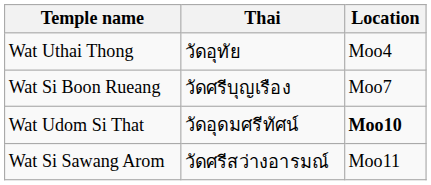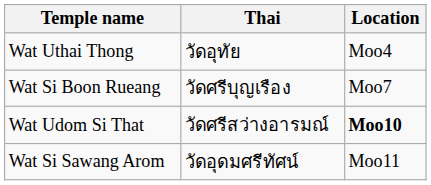(242, 125) วัดอุดมศรีทัศน์ -> (257, 125) วัดศรีสว่างอารมณ์
(257, 161) วัดศรีสว่างอารมณ์ -> (242, 161) วัดอุดมศรีทัศน์
